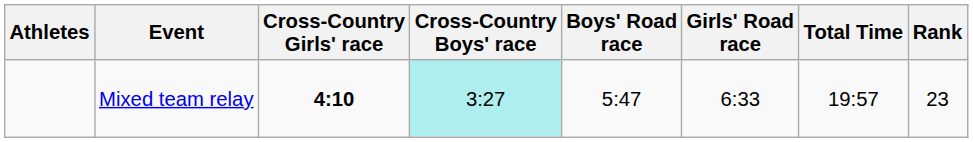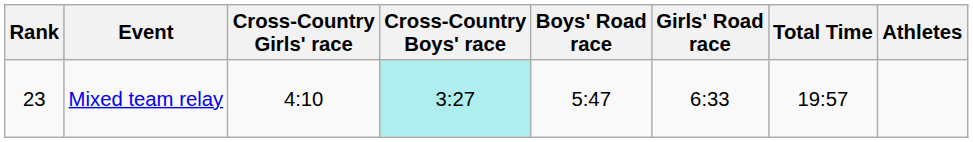columns swapped: (49, 32) <-> (937, 32)
(334, 98) bold -> (304, 98) normal
